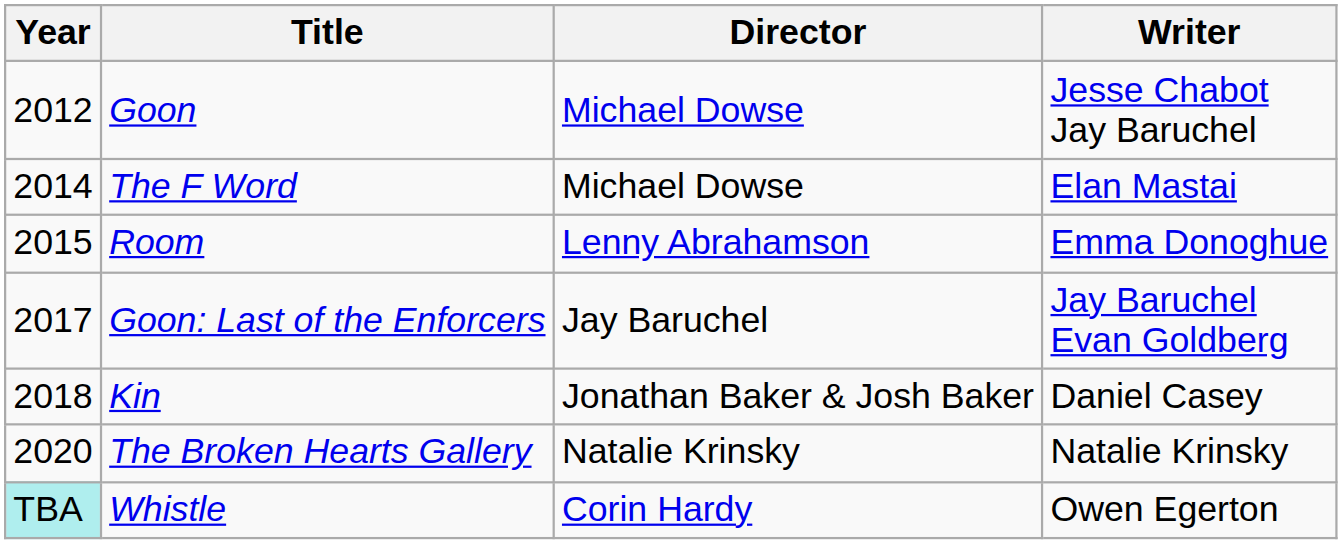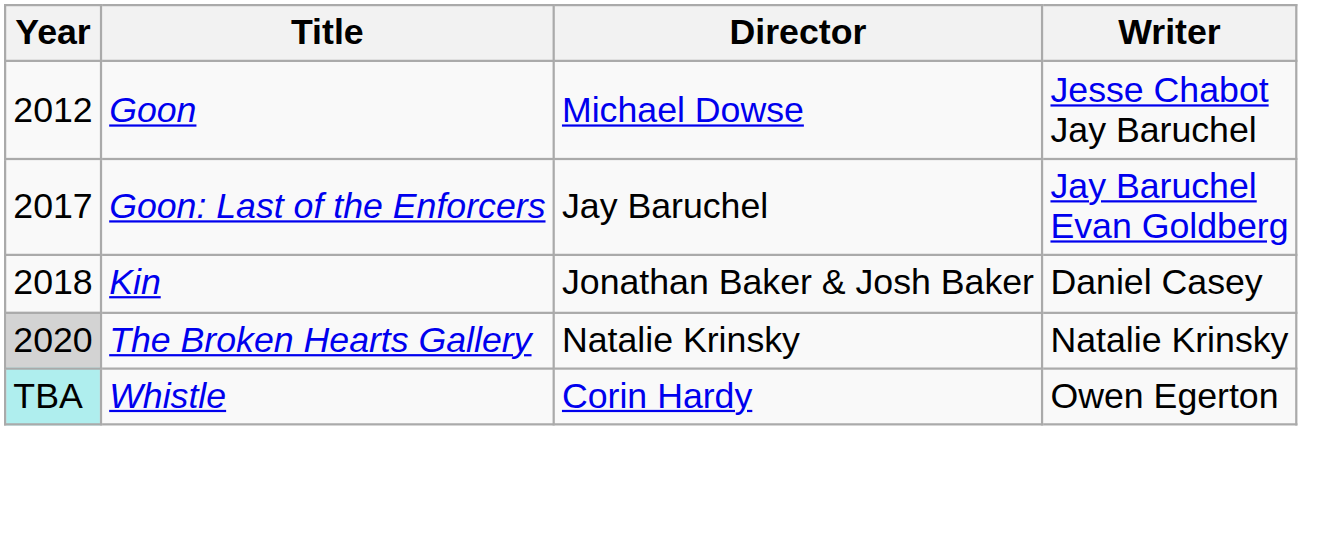- row: (203, 186)
- row: (157, 242)
(53, 452) no background -> (53, 339) lightgrey background
